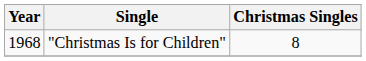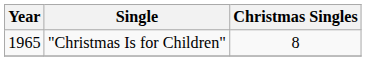(24, 42) 1968 -> (24, 42) 1965
